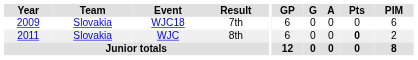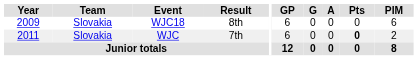(236, 23) 7th -> (236, 23) 8th
(236, 36) 8th -> (236, 36) 7th
